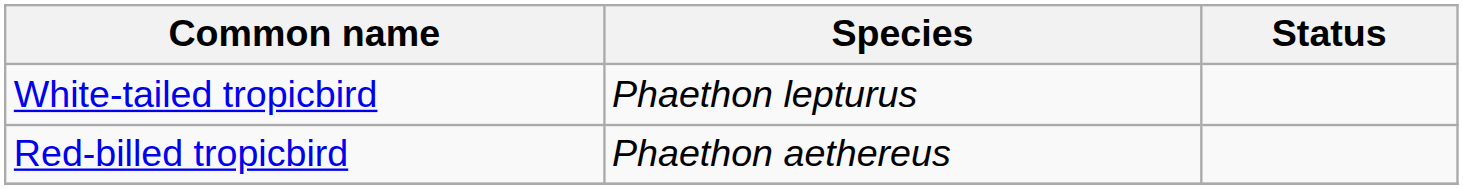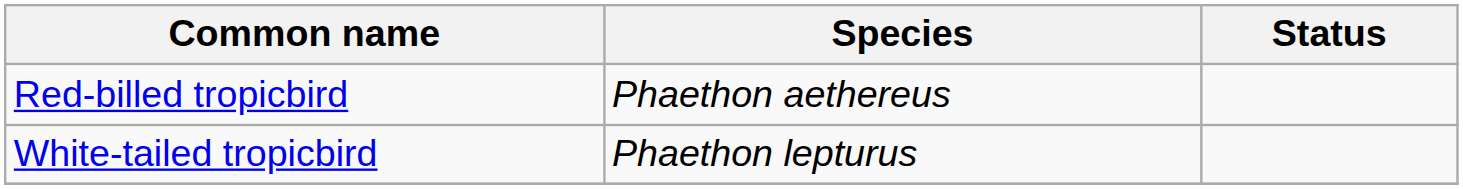rows swapped: (196, 93) <-> (181, 153)
